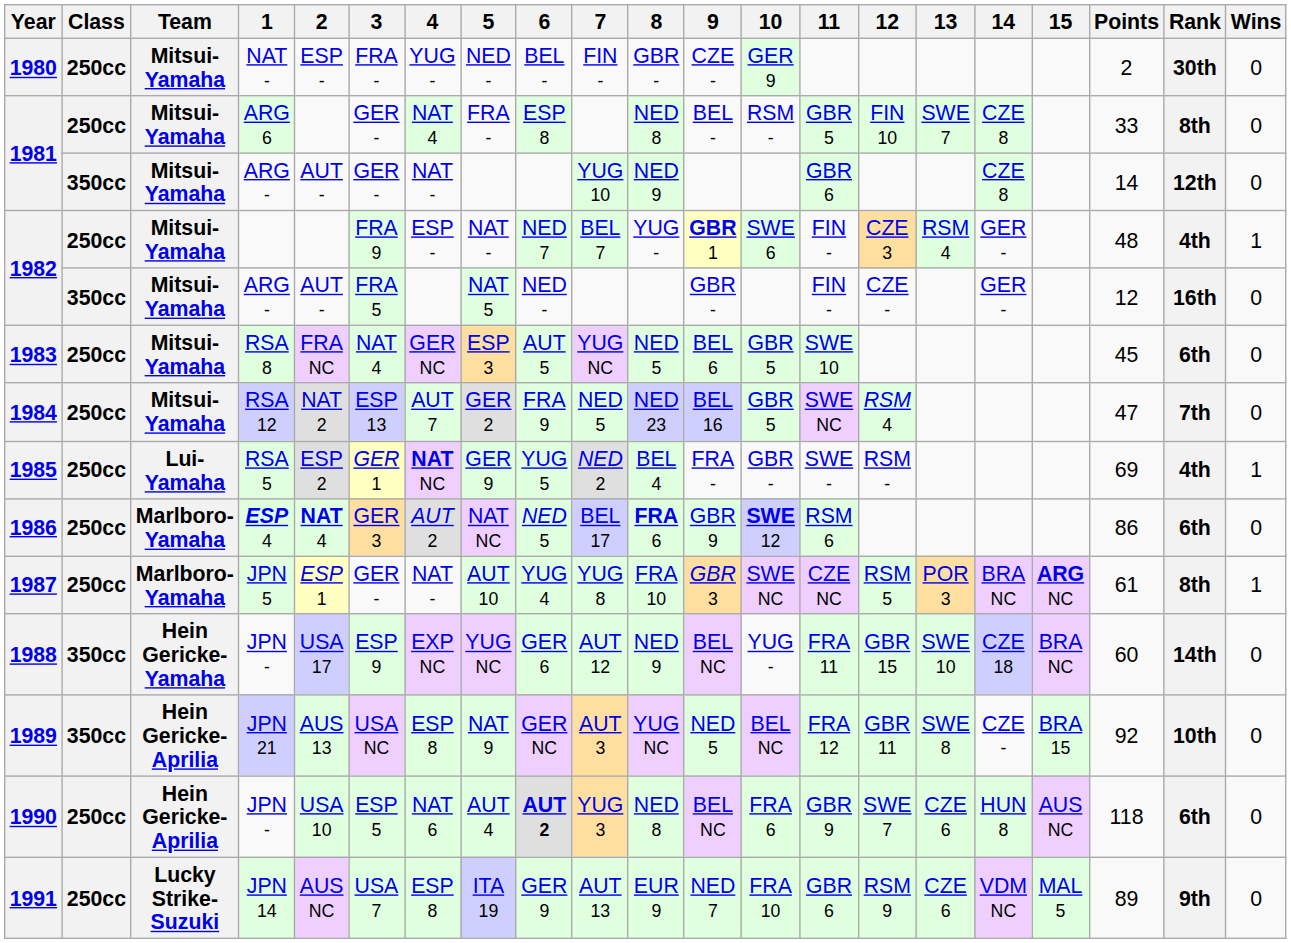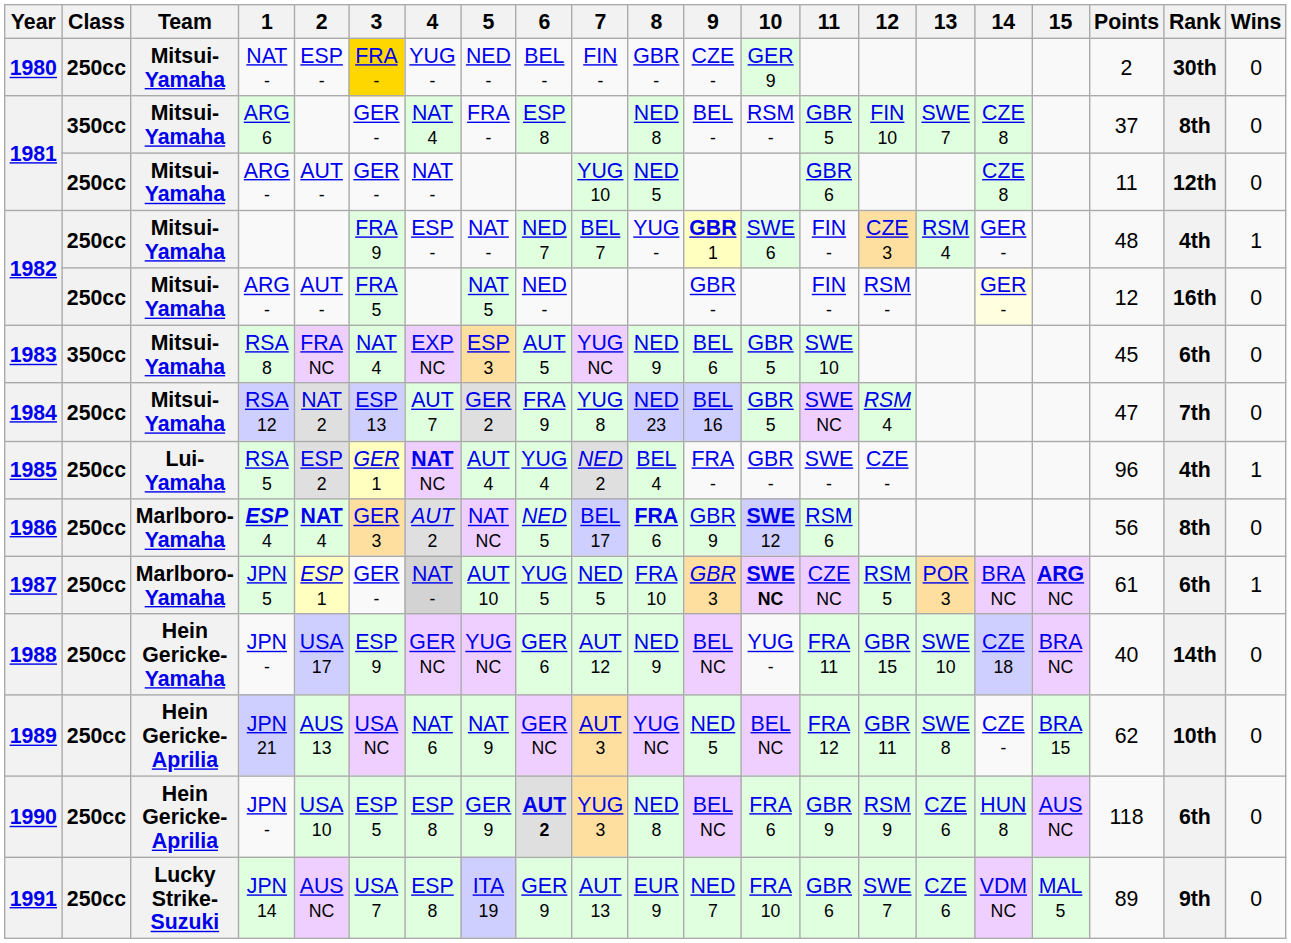(376, 67) no background -> (376, 67) gold background
(96, 125) 250cc -> (96, 125) 350cc
(1127, 125) 33 -> (1127, 125) 37
(96, 182) 350cc -> (96, 182) 250cc
(656, 182) NED 9 -> (656, 182) NED 5
(1127, 182) 14 -> (1127, 182) 11
(96, 297) 350cc -> (96, 297) 250cc
(887, 297) CZE - -> (887, 297) RSM -
(1003, 297) no background -> (1003, 297) lightyellow background
(96, 355) 250cc -> (96, 355) 350cc
(432, 355) GER NC -> (432, 355) EXP NC
(656, 355) NED 5 -> (656, 355) NED 9
(600, 412) NED 5 -> (600, 412) YUG 8
(488, 470) GER 9 -> (488, 470) AUT 4
(544, 470) YUG 5 -> (544, 470) YUG 4
(887, 470) RSM - -> (887, 470) CZE -
(1127, 470) 69 -> (1127, 470) 96
(1127, 527) 86 -> (1127, 527) 56
(1195, 527) 6th -> (1195, 527) 8th
(432, 585) no background -> (432, 585) lightgrey background
(544, 585) YUG 4 -> (544, 585) YUG 5
(600, 585) YUG 8 -> (600, 585) NED 5
(771, 585) normal -> (771, 585) bold
(1195, 585) 8th -> (1195, 585) 6th
(96, 654) 350cc -> (96, 654) 250cc
(432, 654) EXP NC -> (432, 654) GER NC
(1127, 654) 60 -> (1127, 654) 40
(96, 735) 350cc -> (96, 735) 250cc
(432, 735) ESP 8 -> (432, 735) NAT 6
(1127, 735) 92 -> (1127, 735) 62
(432, 817) NAT 6 -> (432, 817) ESP 8
(488, 817) AUT 4 -> (488, 817) GER 9
(887, 817) SWE 7 -> (887, 817) RSM 9
(887, 898) RSM 9 -> (887, 898) SWE 7
